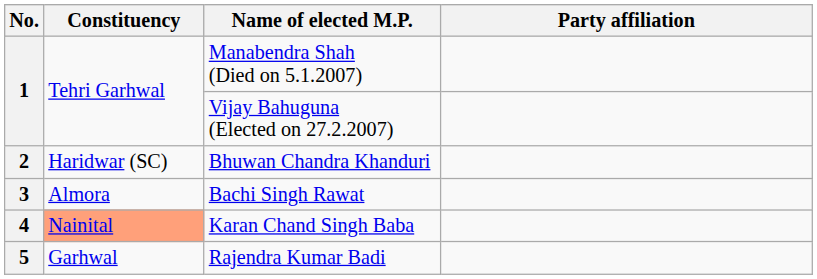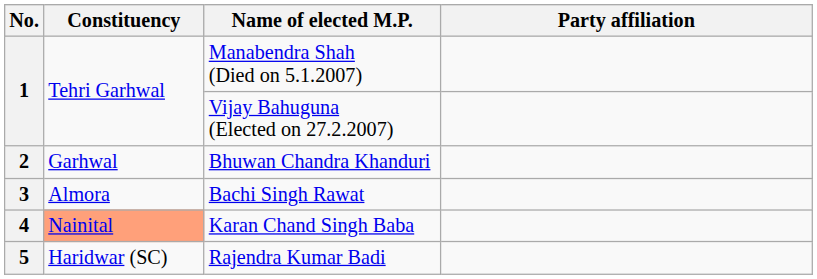(108, 161) Haridwar (SC) -> (83, 161) Garhwal
(83, 257) Garhwal -> (108, 257) Haridwar (SC)
